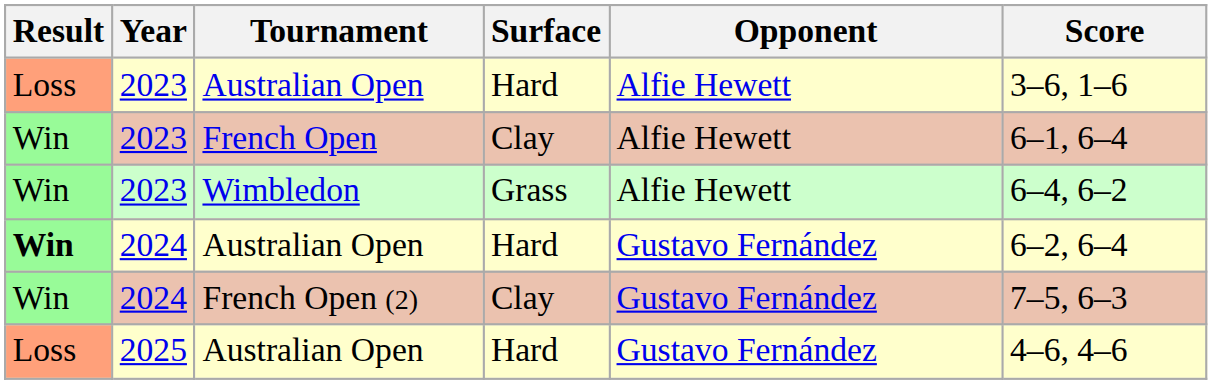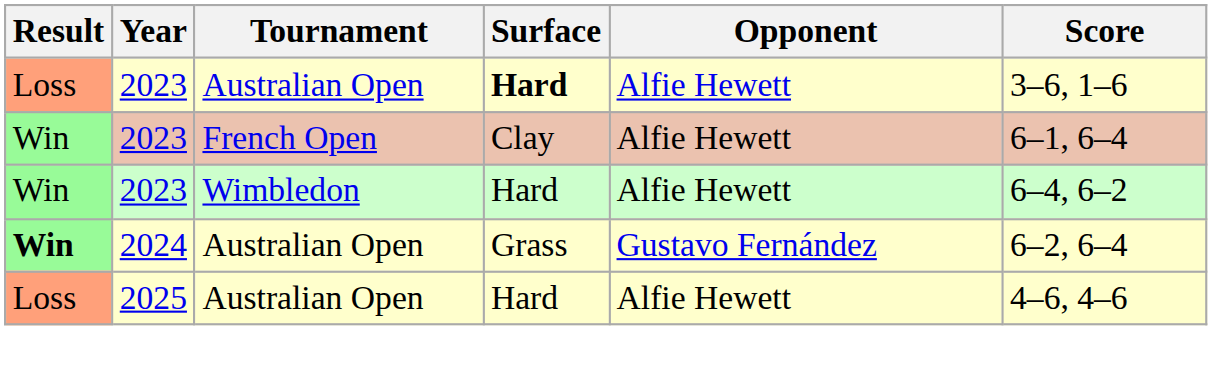(525, 84) normal -> (529, 84) bold
(529, 191) Grass -> (525, 191) Hard
(525, 244) Hard -> (529, 244) Grass
- row: (153, 297)
(747, 350) Gustavo Fernández -> (704, 297) Alfie Hewett
